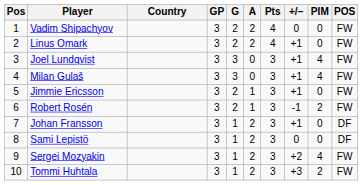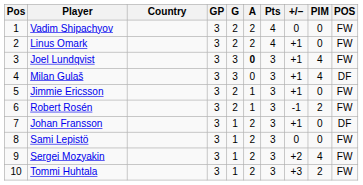(252, 60) normal -> (252, 60) bold
(345, 76) FW -> (345, 76) DF
(345, 140) DF -> (345, 140) FW
